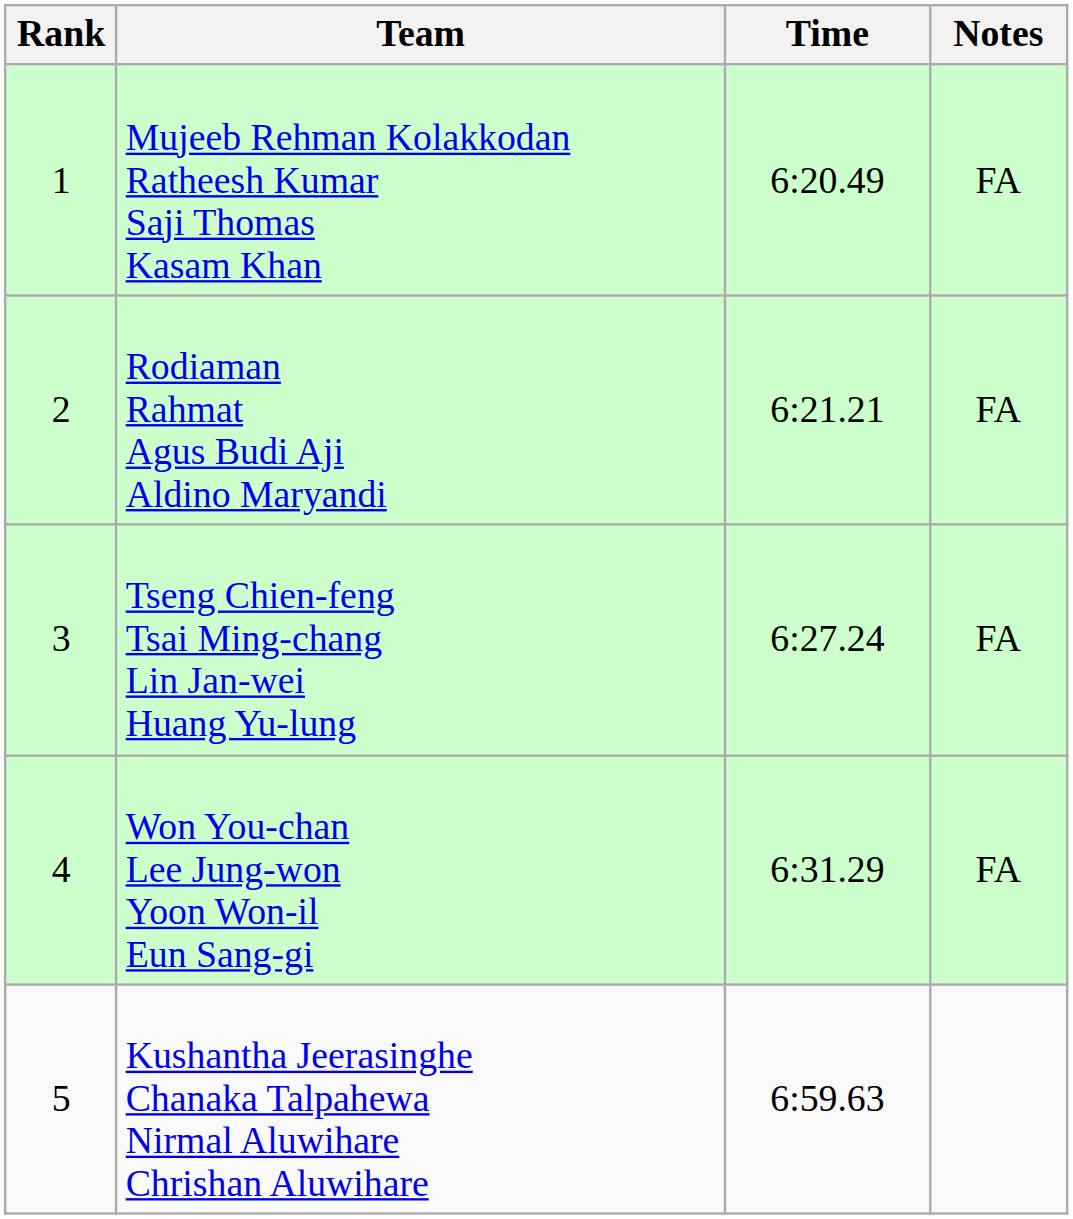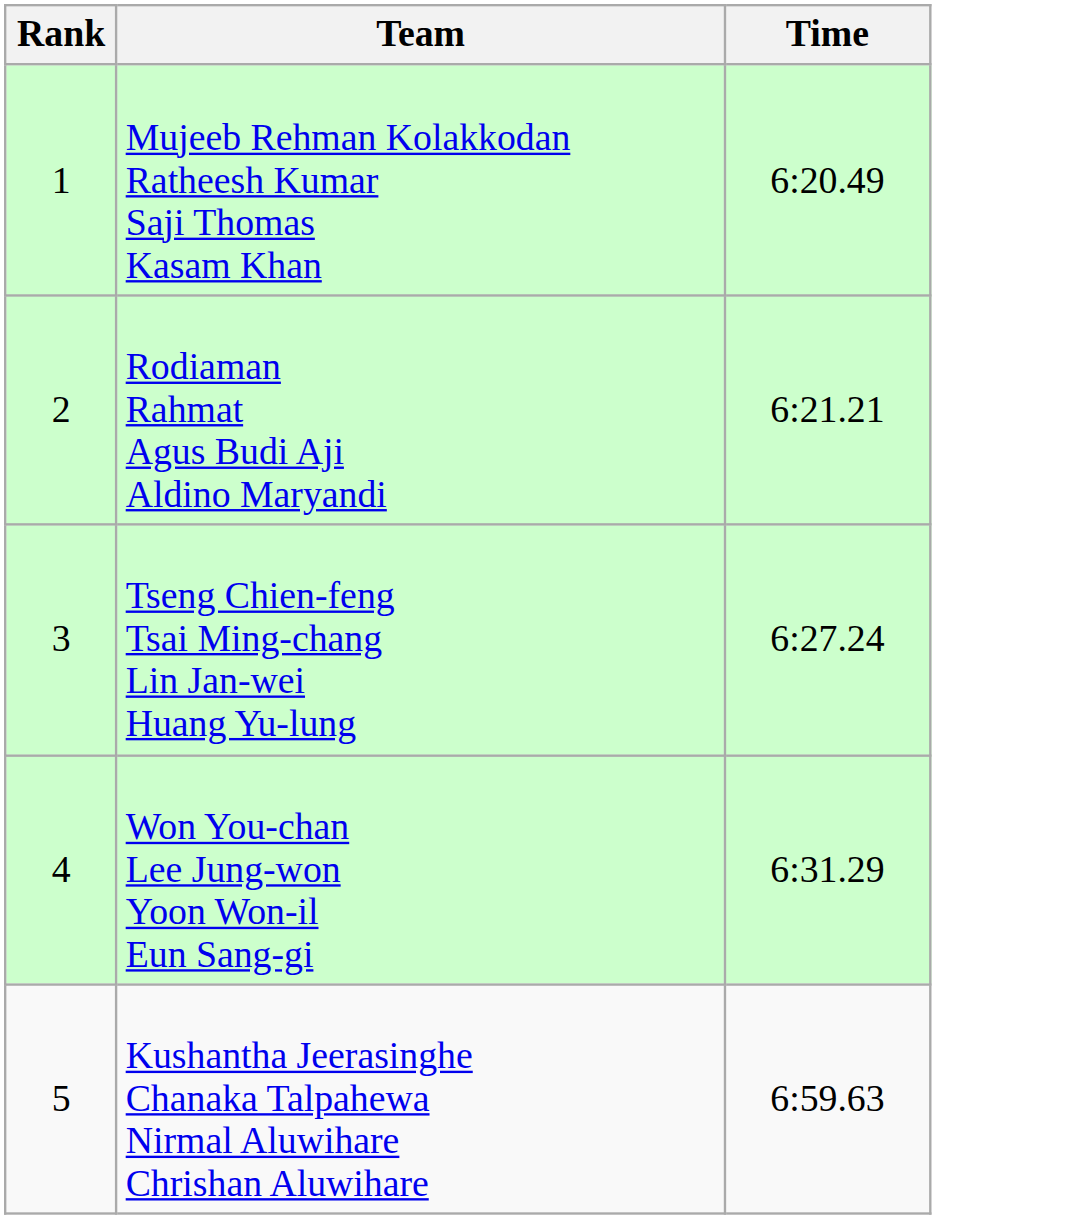- column: (998, 34)
